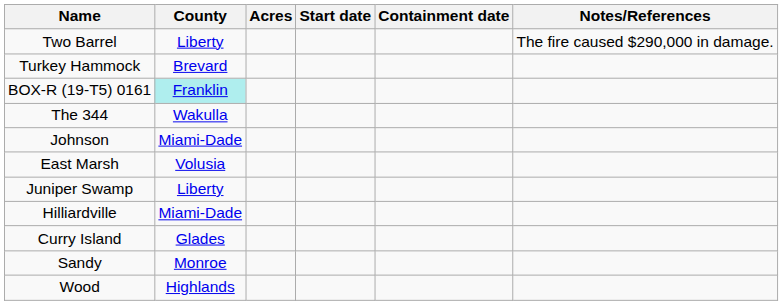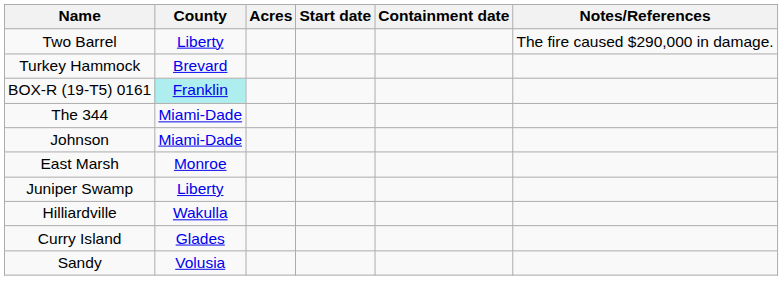(200, 115) Wakulla -> (200, 115) Miami-Dade
(200, 164) Volusia -> (200, 164) Monroe
(200, 213) Miami-Dade -> (200, 213) Wakulla
(200, 262) Monroe -> (200, 262) Volusia
- row: (80, 287)
